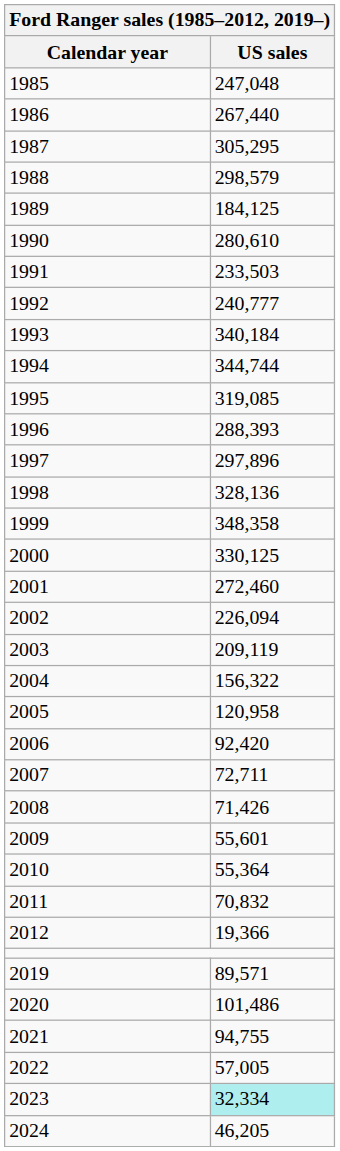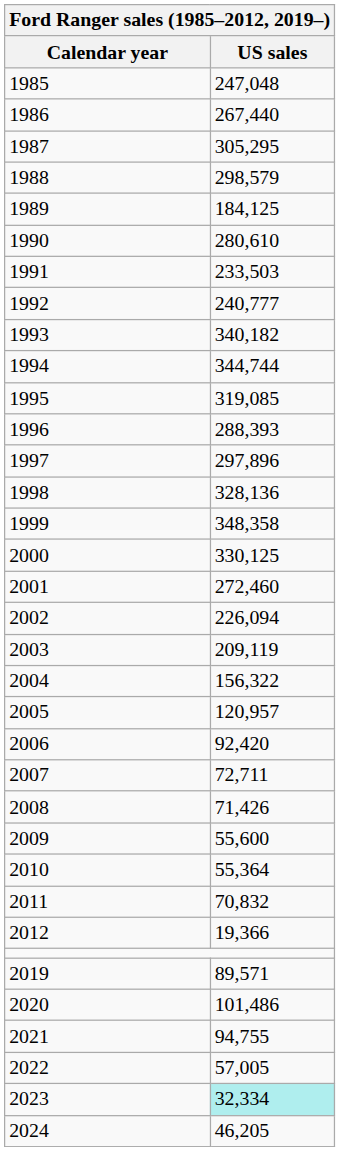(247, 334) 340,184 -> (247, 334) 340,182
(247, 712) 120,958 -> (247, 712) 120,957
(242, 838) 55,601 -> (242, 838) 55,600
